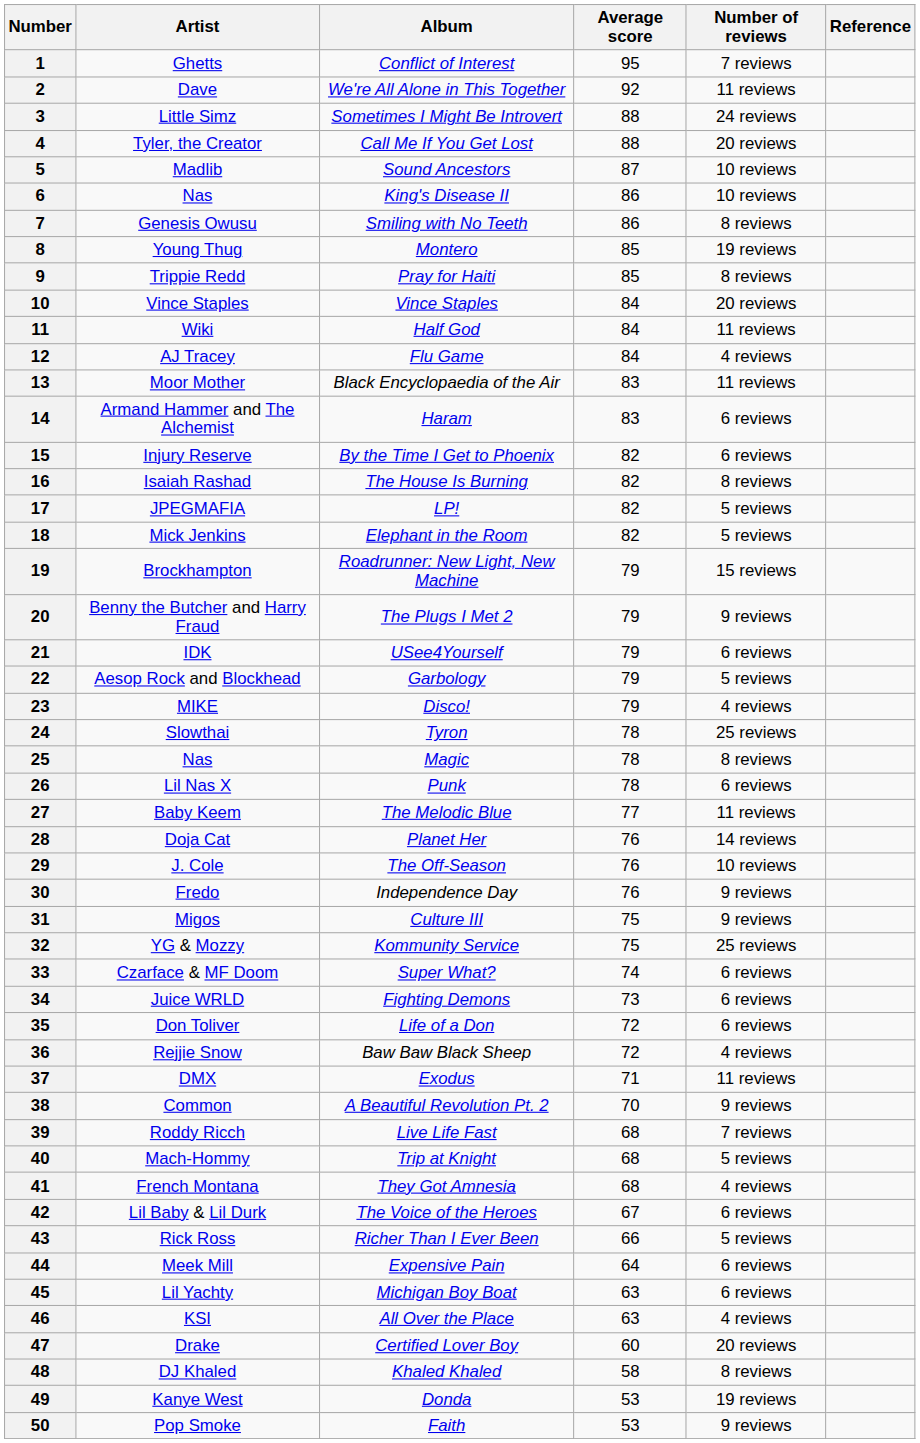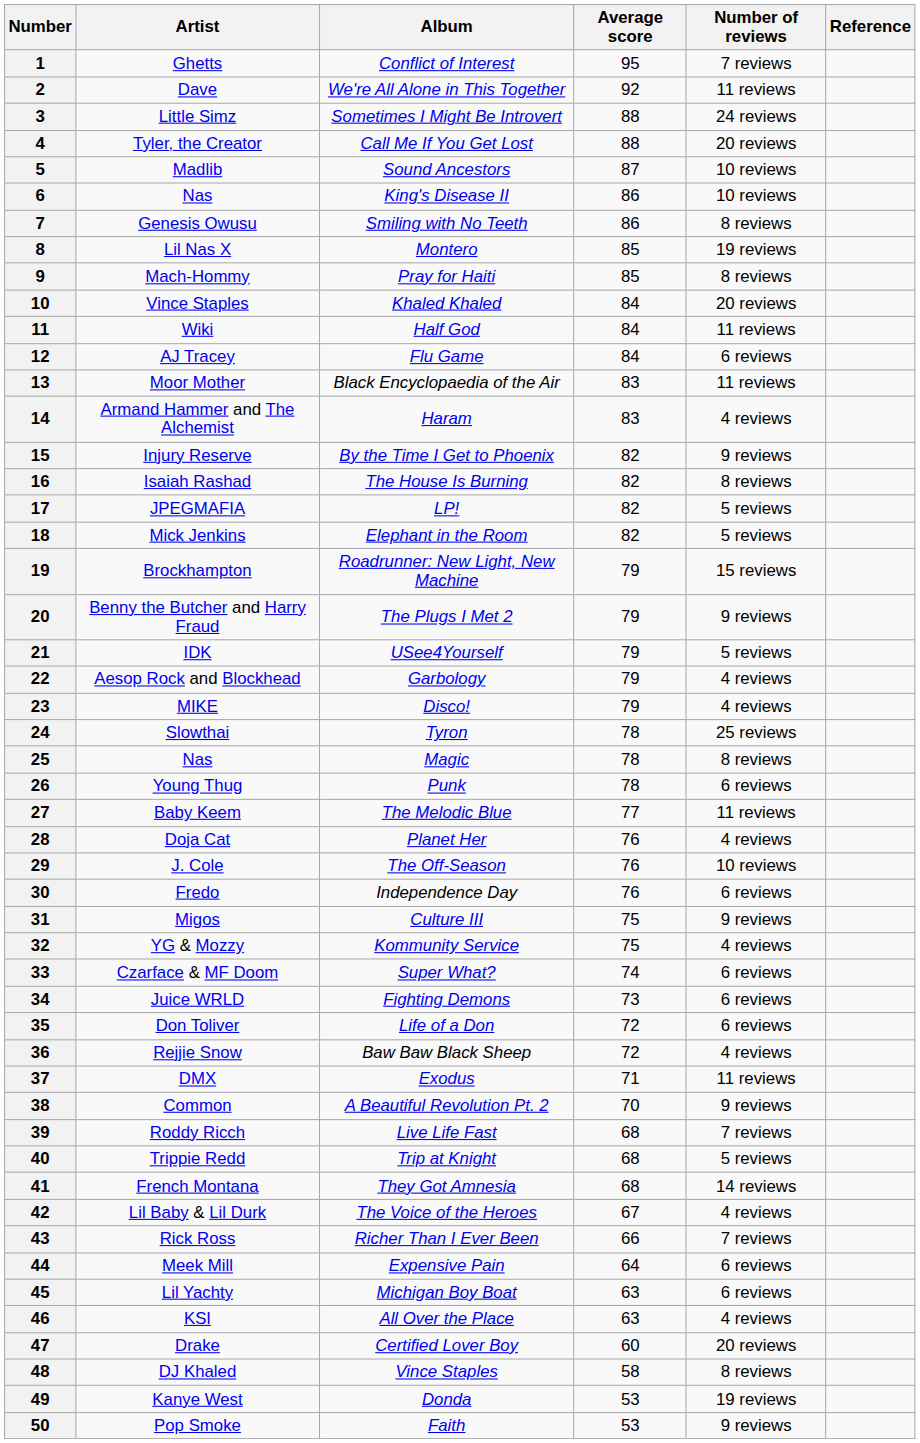(197, 249) Young Thug -> (197, 249) Lil Nas X
(197, 276) Trippie Redd -> (197, 276) Mach-Hommy
(447, 303) Vince Staples -> (447, 303) Khaled Khaled
(756, 356) 4 reviews -> (756, 356) 6 reviews
(756, 419) 6 reviews -> (756, 419) 4 reviews
(756, 455) 6 reviews -> (756, 455) 9 reviews
(756, 652) 6 reviews -> (756, 652) 5 reviews
(756, 679) 5 reviews -> (756, 679) 4 reviews
(197, 786) Lil Nas X -> (197, 786) Young Thug
(756, 839) 14 reviews -> (756, 839) 4 reviews
(756, 892) 9 reviews -> (756, 892) 6 reviews
(756, 946) 25 reviews -> (756, 946) 4 reviews
(197, 1159) Mach-Hommy -> (197, 1159) Trippie Redd
(756, 1185) 4 reviews -> (756, 1185) 14 reviews
(756, 1212) 6 reviews -> (756, 1212) 4 reviews
(756, 1239) 5 reviews -> (756, 1239) 7 reviews
(447, 1372) Khaled Khaled -> (447, 1372) Vince Staples
